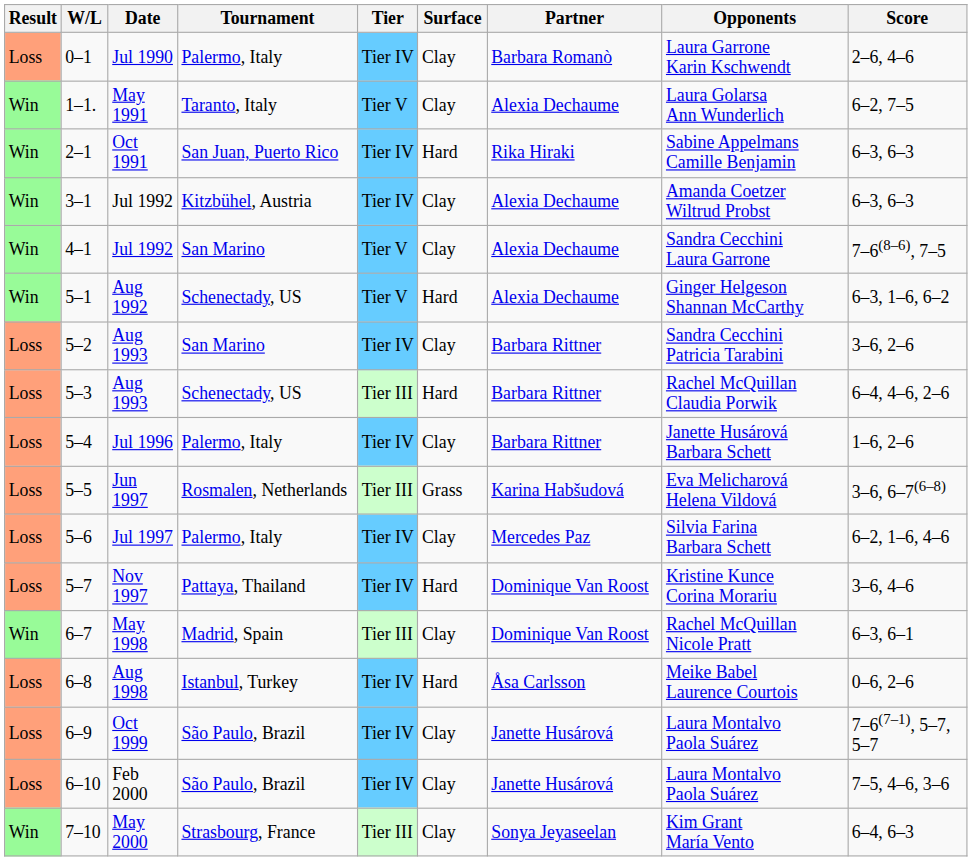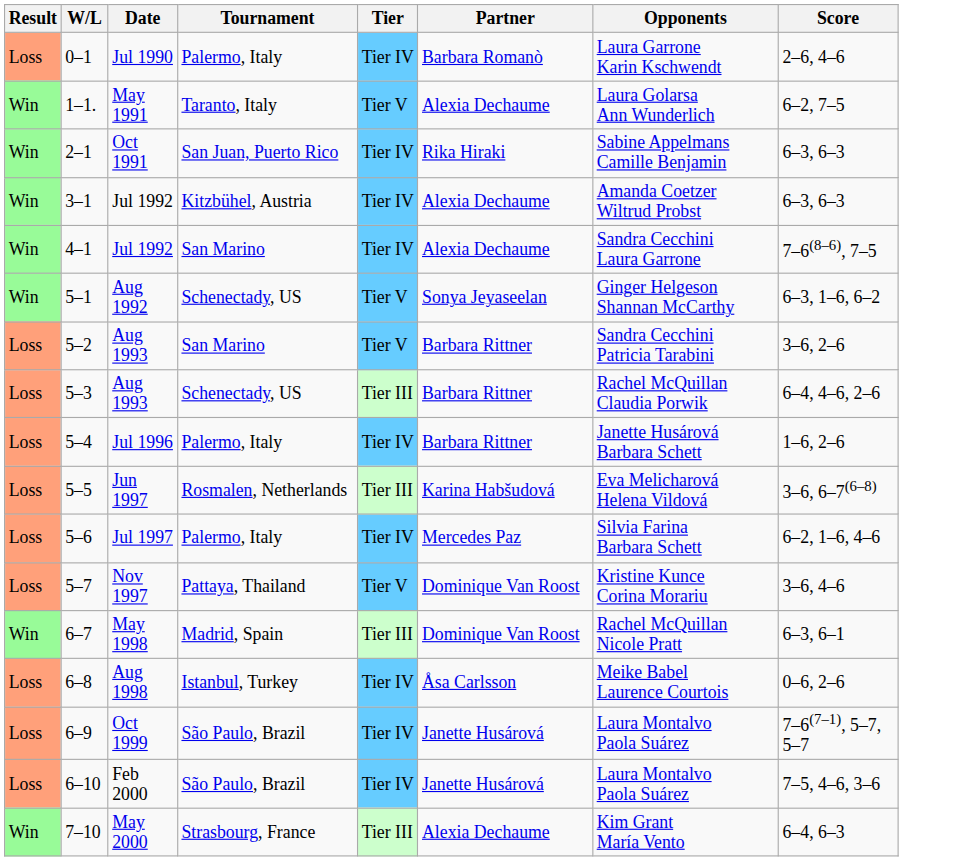- column: (453, 18)
(385, 249) Tier V -> (388, 249) Tier IV
(555, 297) Alexia Dechaume -> (484, 297) Sonya Jeyaseelan
(388, 345) Tier IV -> (385, 345) Tier V
(388, 586) Tier IV -> (385, 586) Tier V
(554, 831) Sonya Jeyaseelan -> (486, 831) Alexia Dechaume
